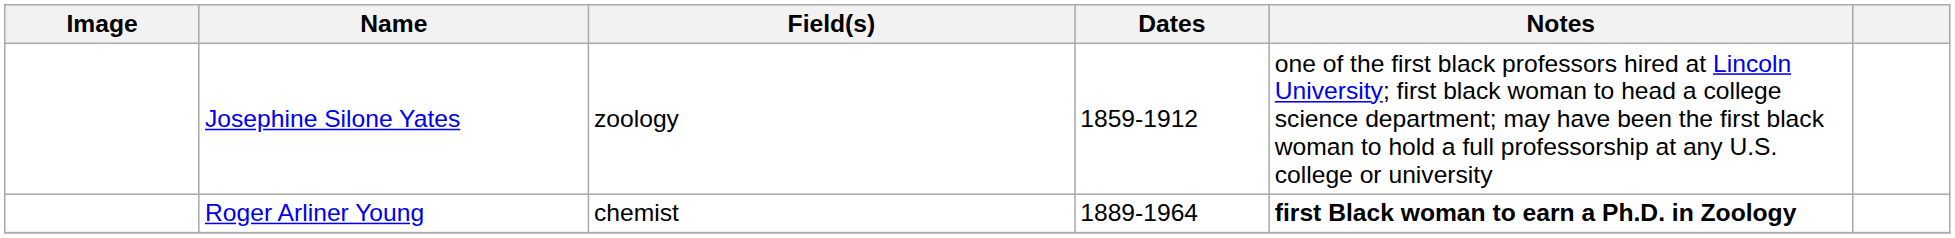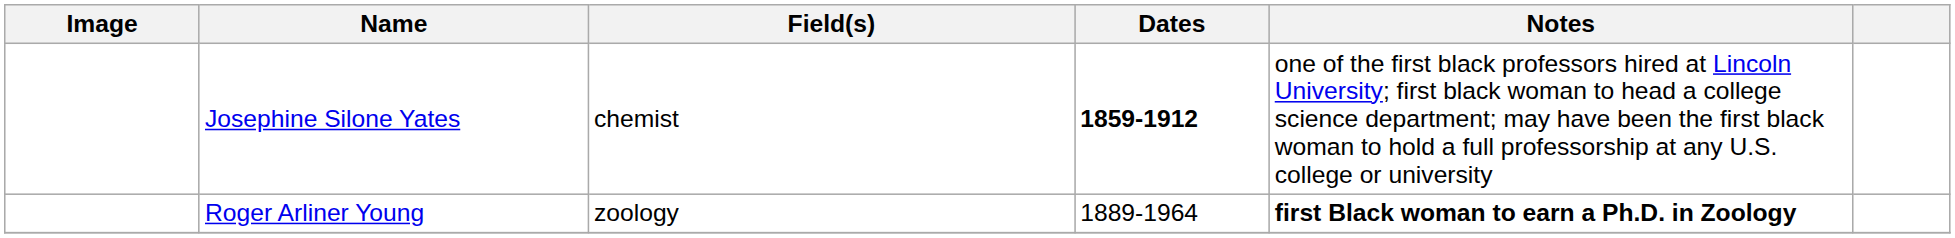(636, 118) zoology -> (636, 118) chemist
(1139, 118) normal -> (1139, 118) bold
(636, 213) chemist -> (636, 213) zoology
